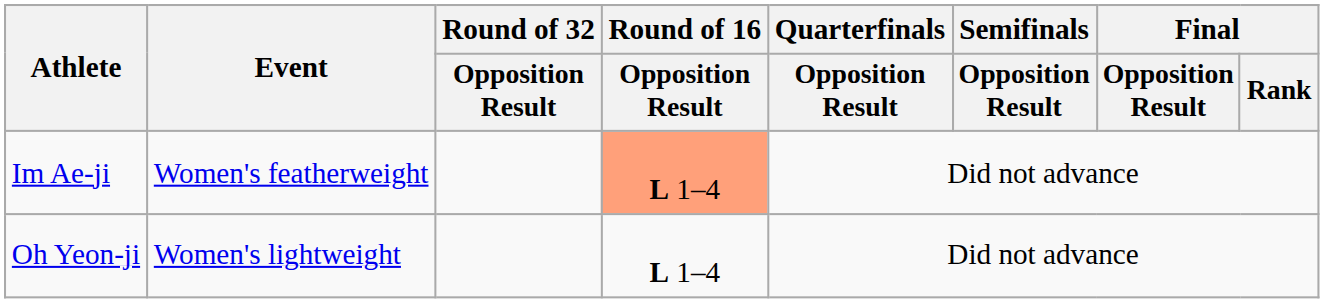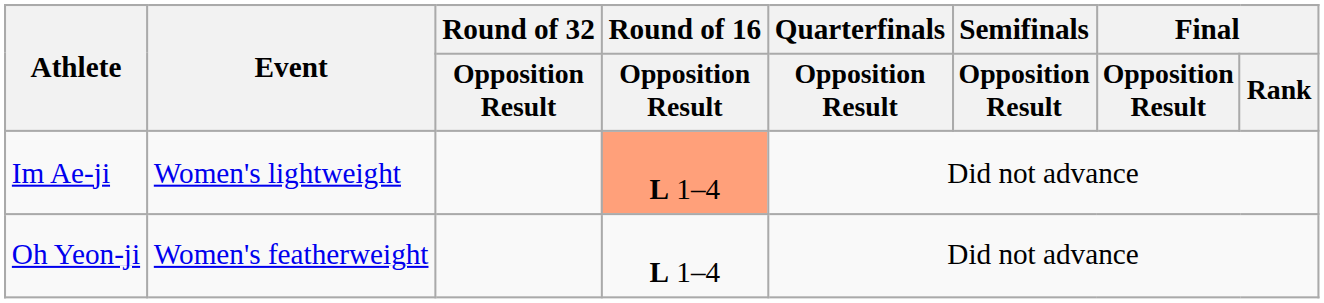(291, 172) Women's featherweight -> (277, 172) Women's lightweight
(277, 255) Women's lightweight -> (291, 255) Women's featherweight
